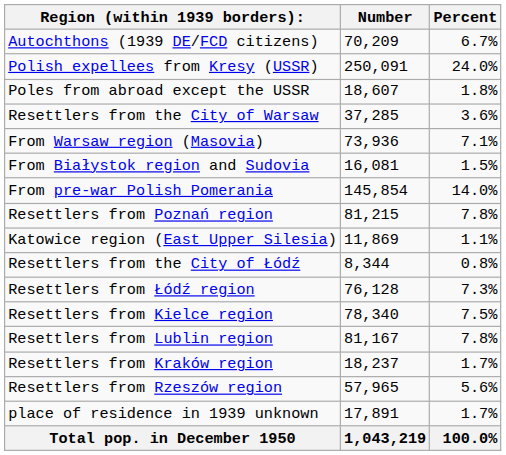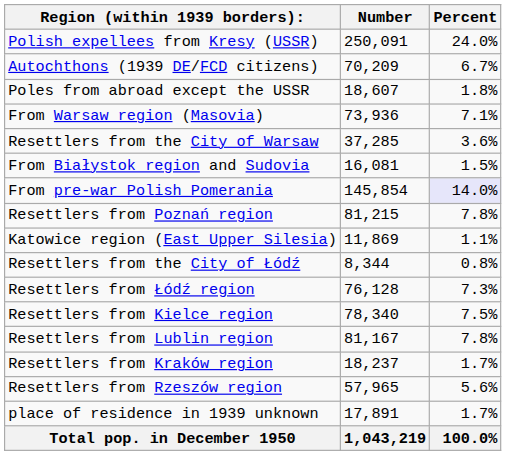rows swapped: (163, 42) <-> (163, 67)
rows swapped: (163, 116) <-> (136, 141)
(475, 191) no background -> (475, 191) lavender background
